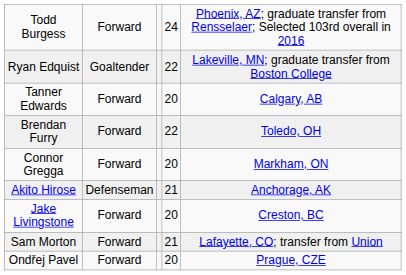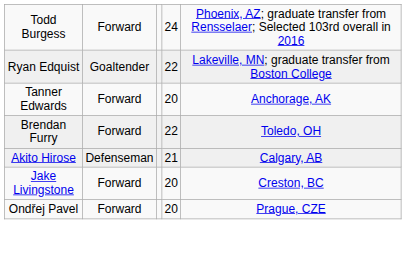(291, 99) Calgary, AB -> (291, 99) Anchorage, AK
- row: (44, 164)
(291, 190) Anchorage, AK -> (291, 157) Calgary, AB
- row: (44, 241)
